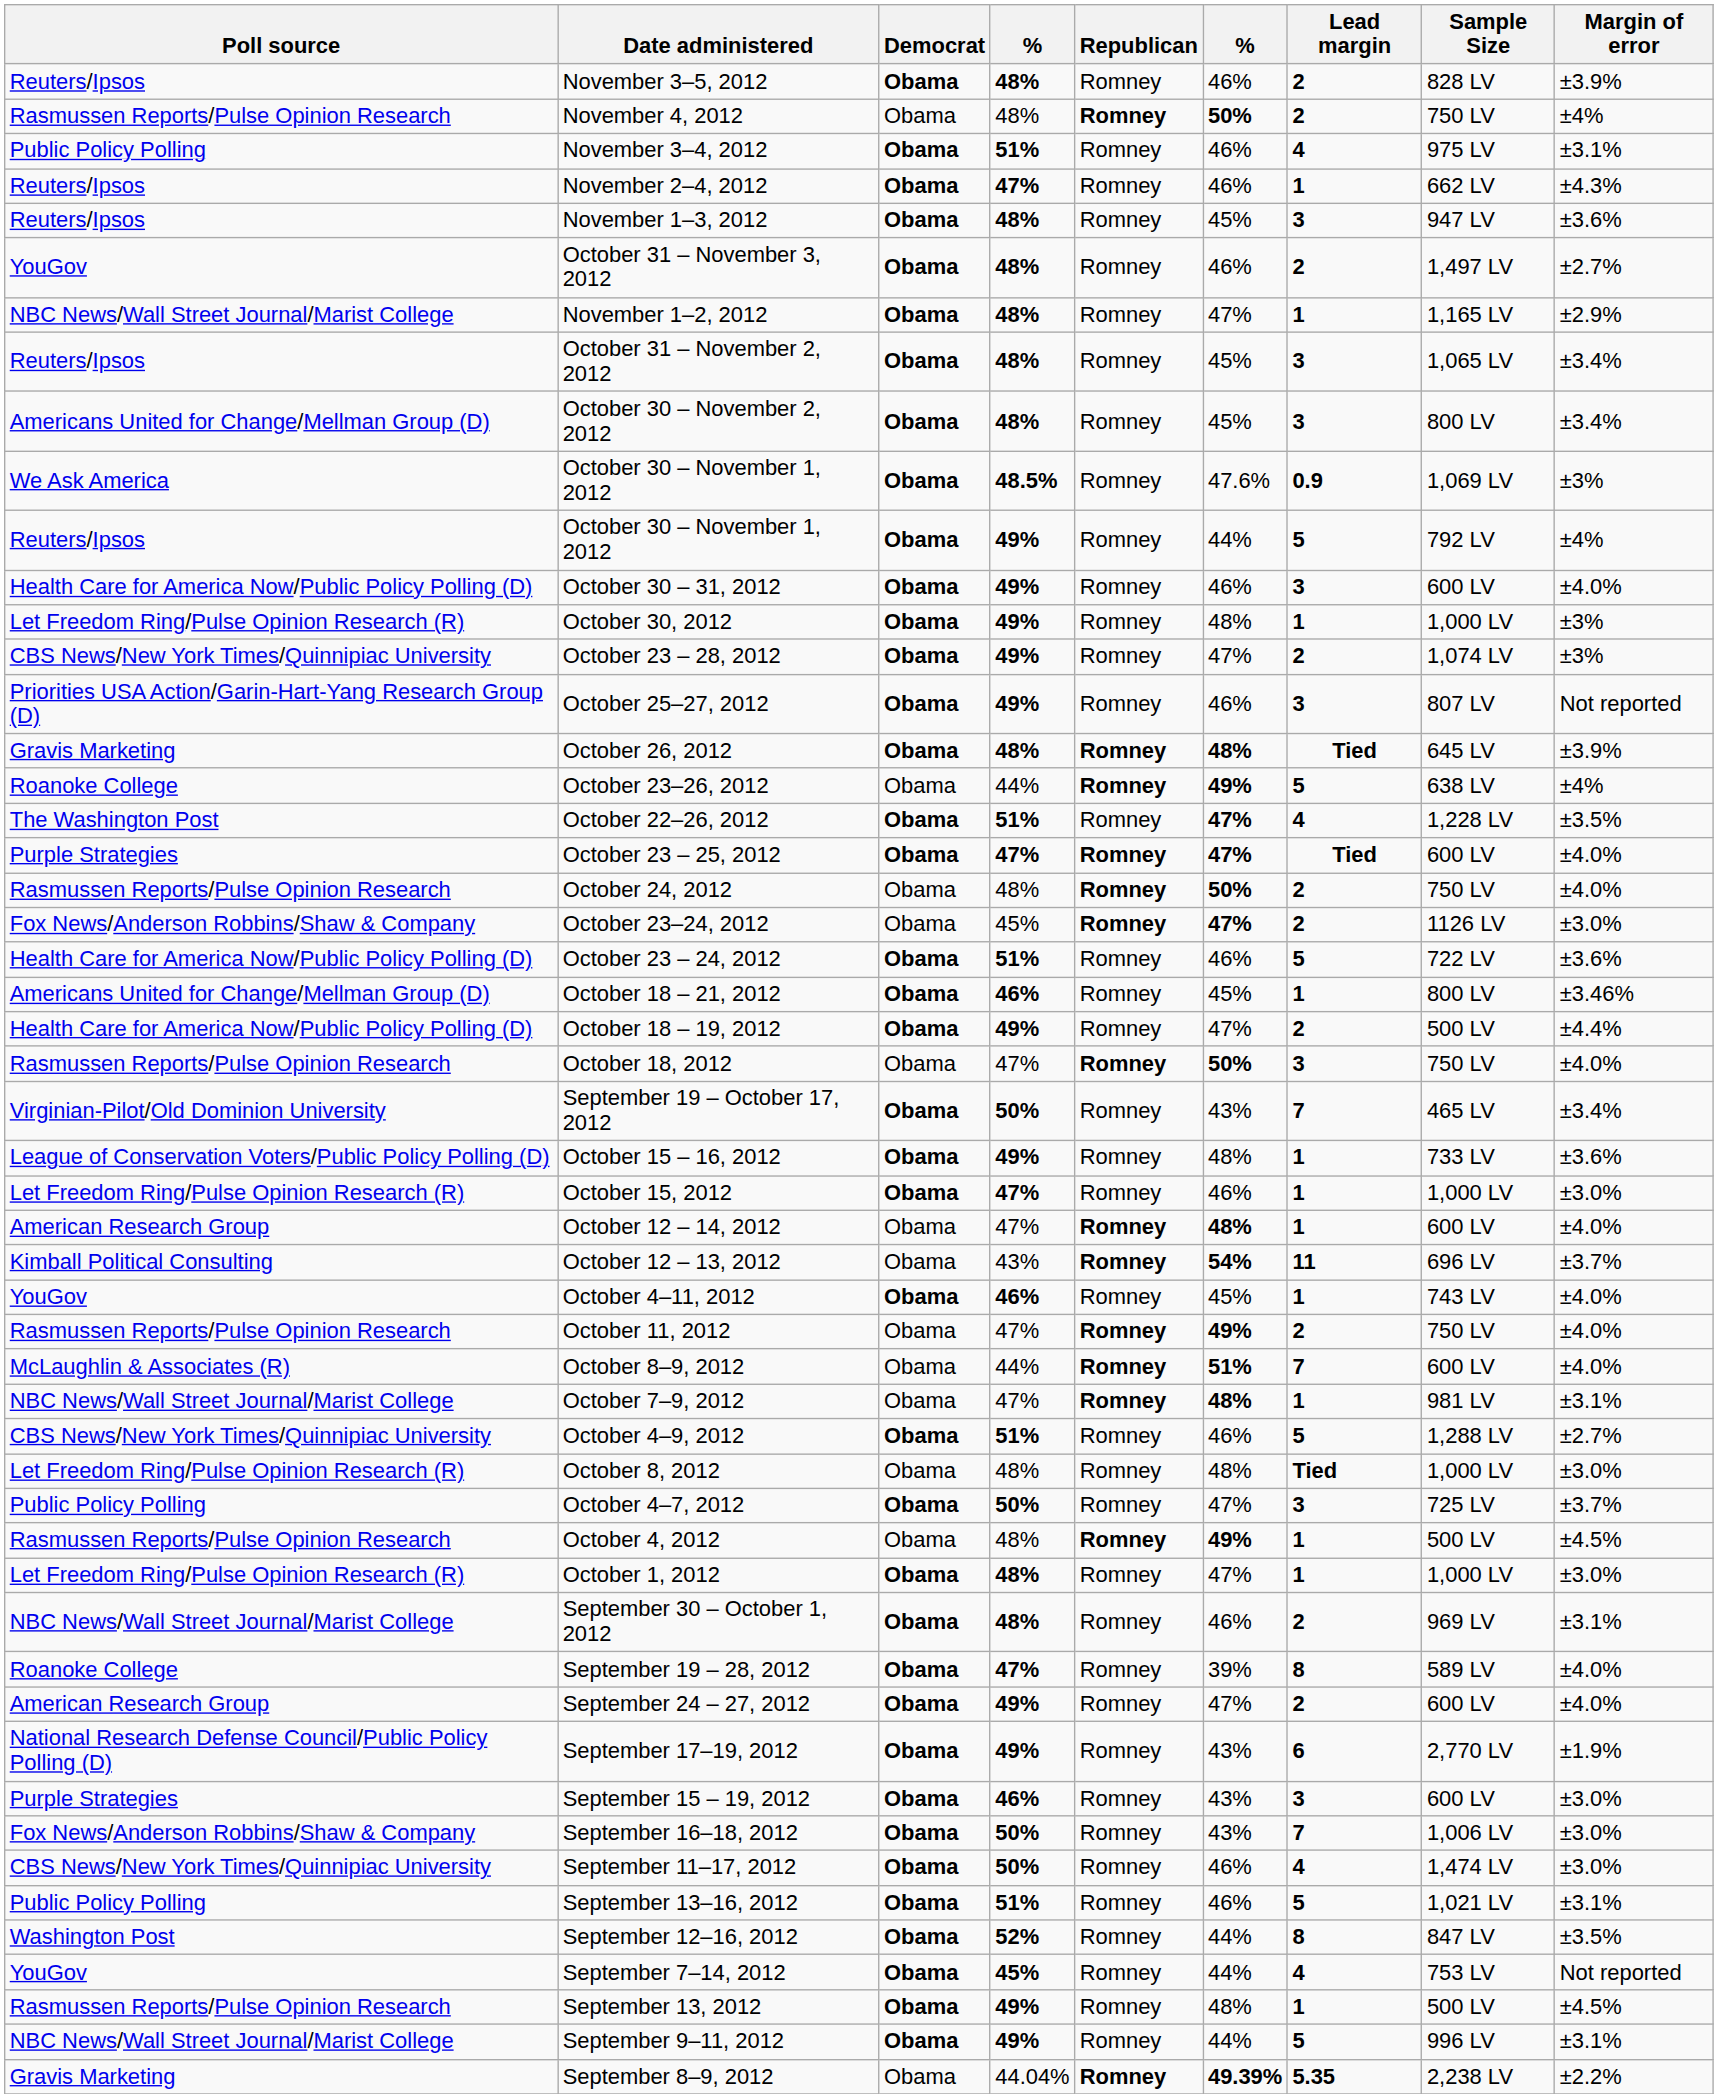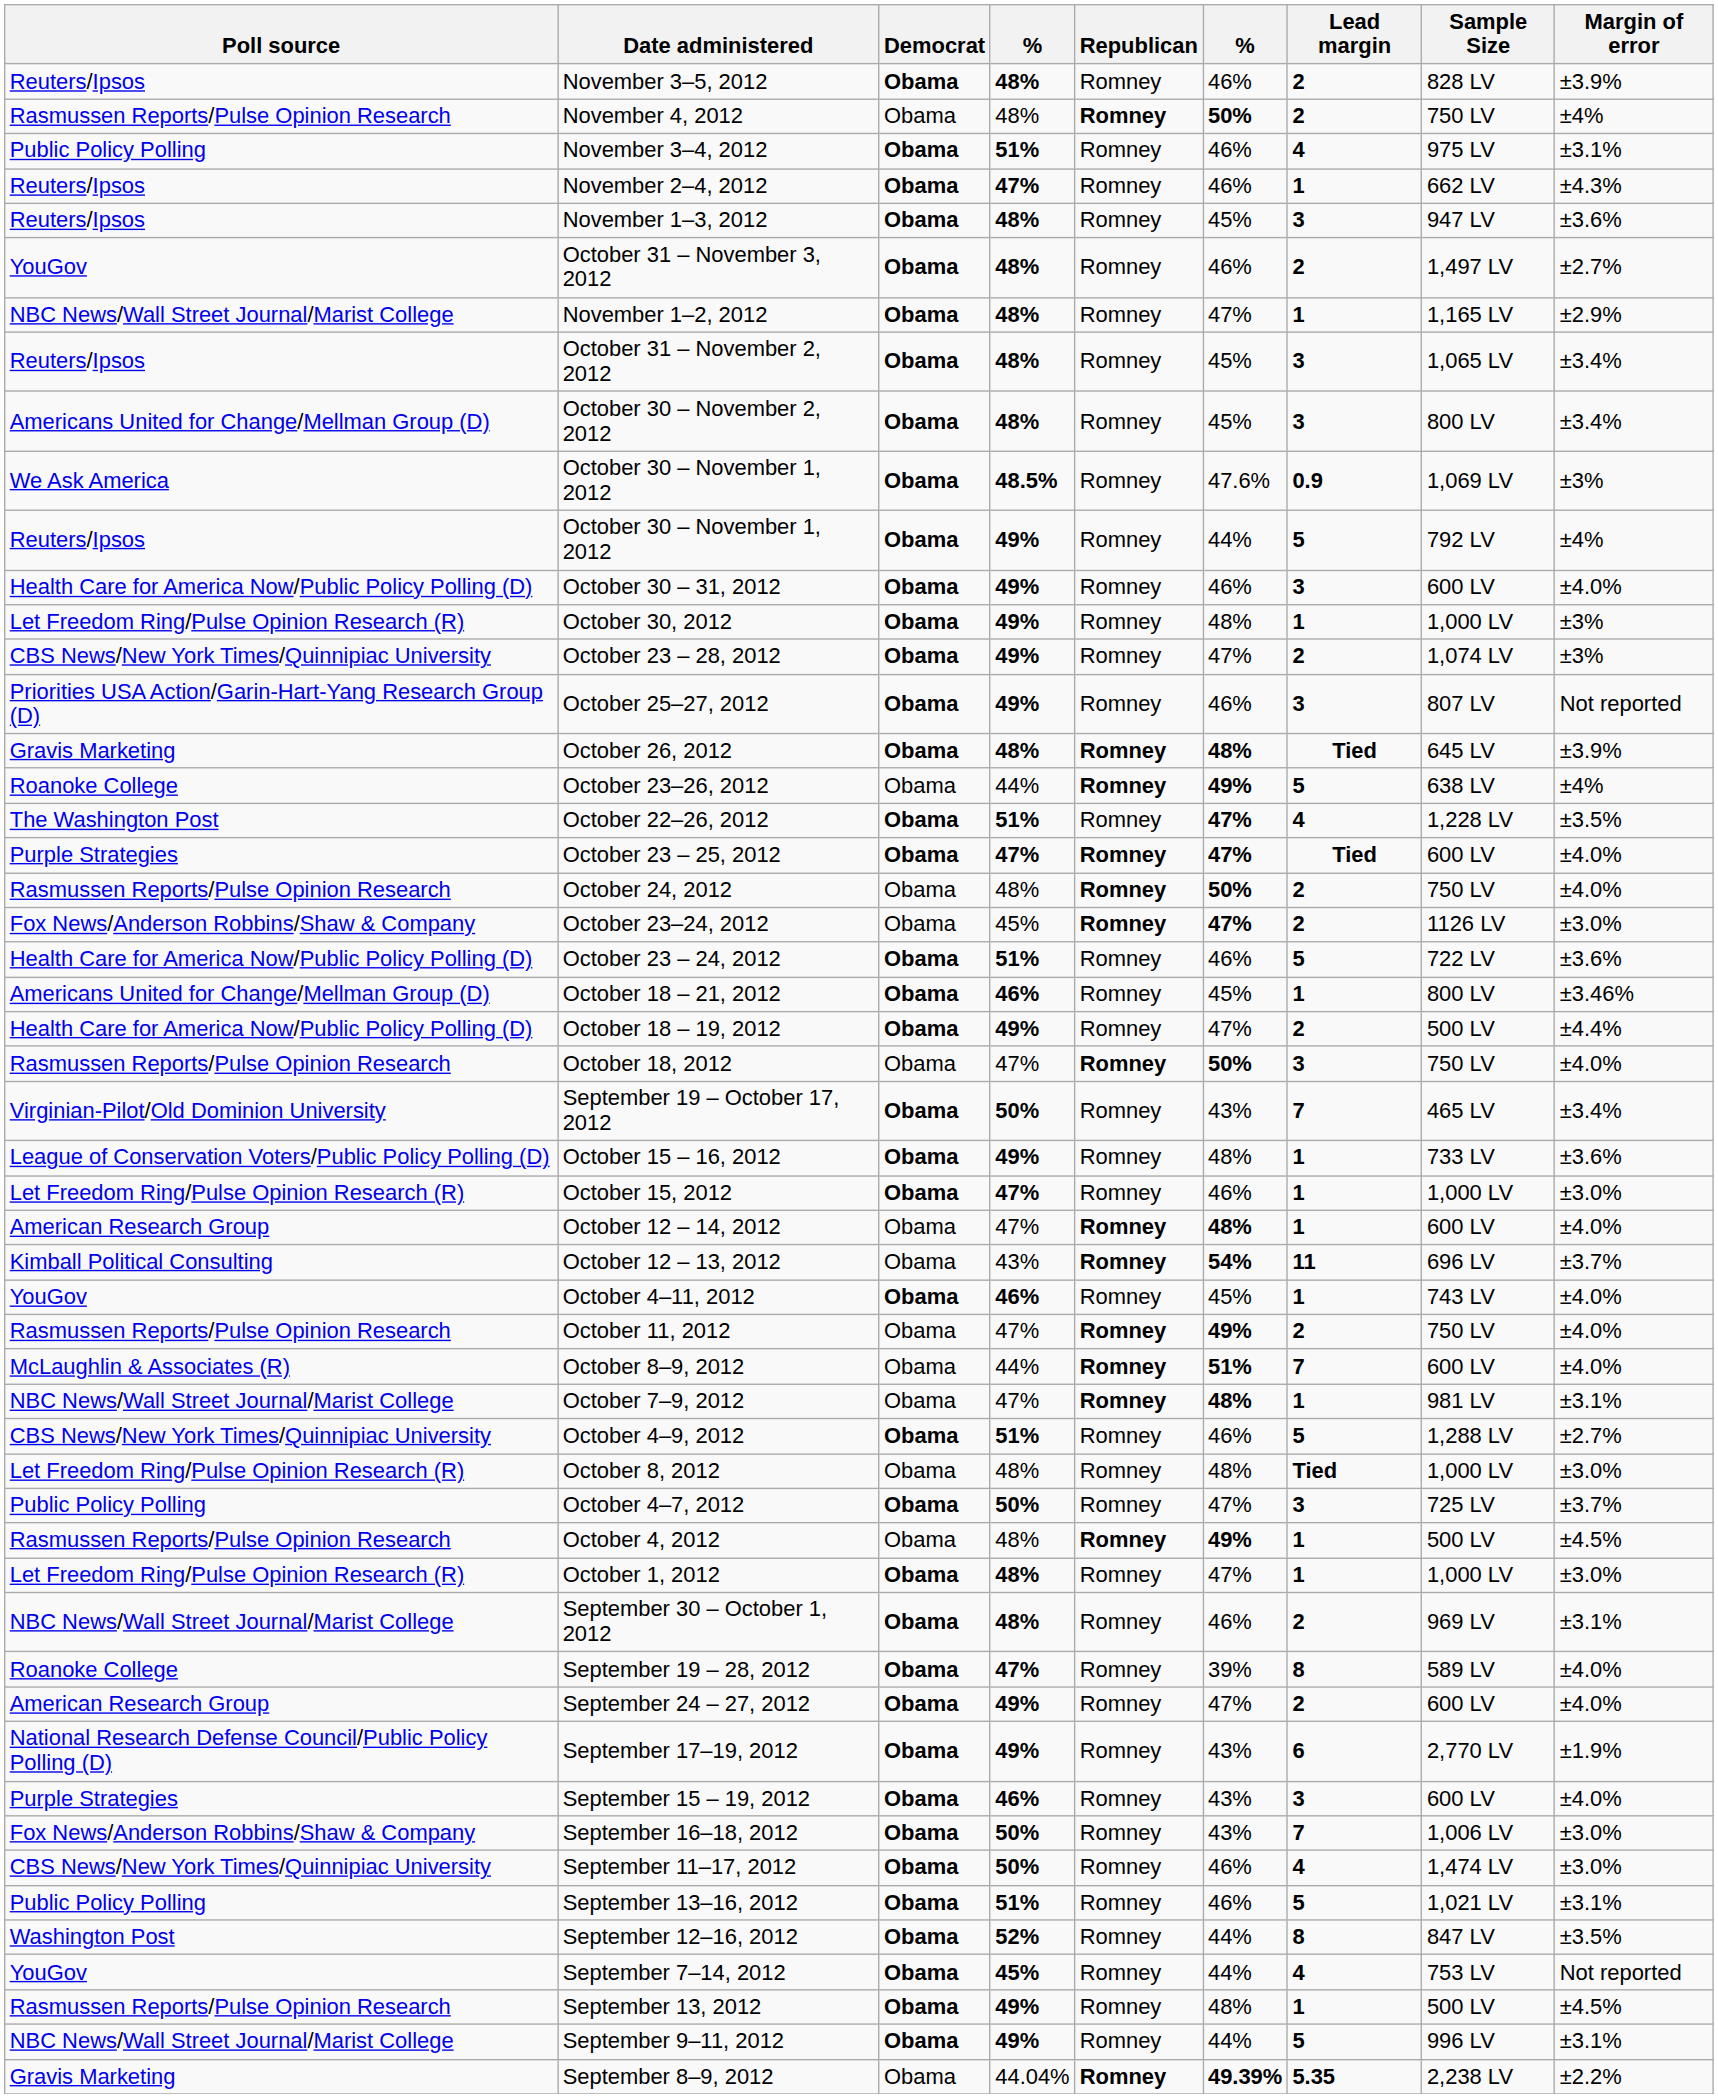(1591, 1798) ±3.0% -> (1591, 1798) ±4.0%
